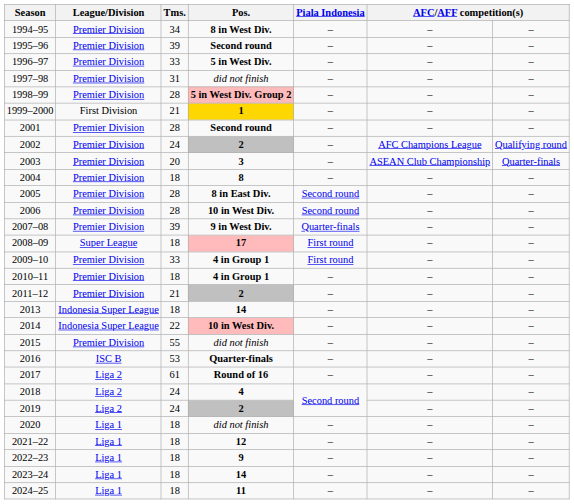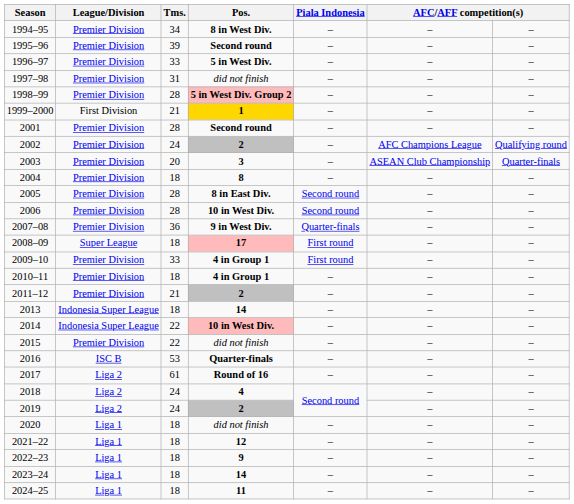(175, 227) 39 -> (175, 227) 36
(175, 342) 55 -> (175, 342) 22
